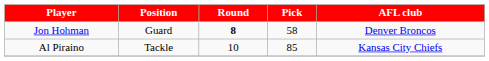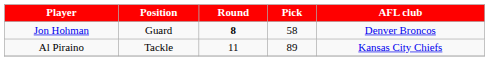(233, 47) 10 -> (233, 47) 11
(292, 47) 85 -> (292, 47) 89
